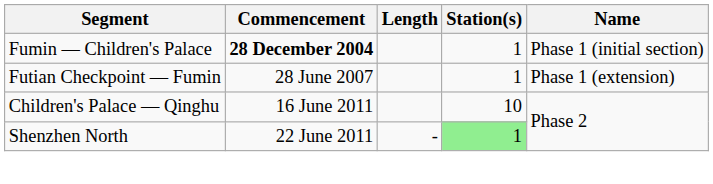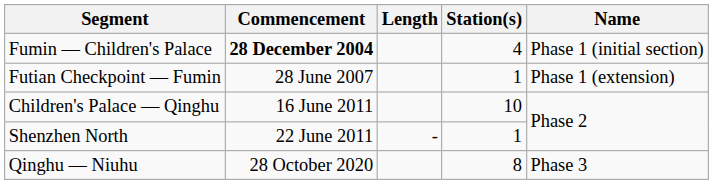(517, 48) 1 -> (517, 48) 4
(517, 135) lightgreen background -> (517, 135) no background
+ row: (73, 164)
